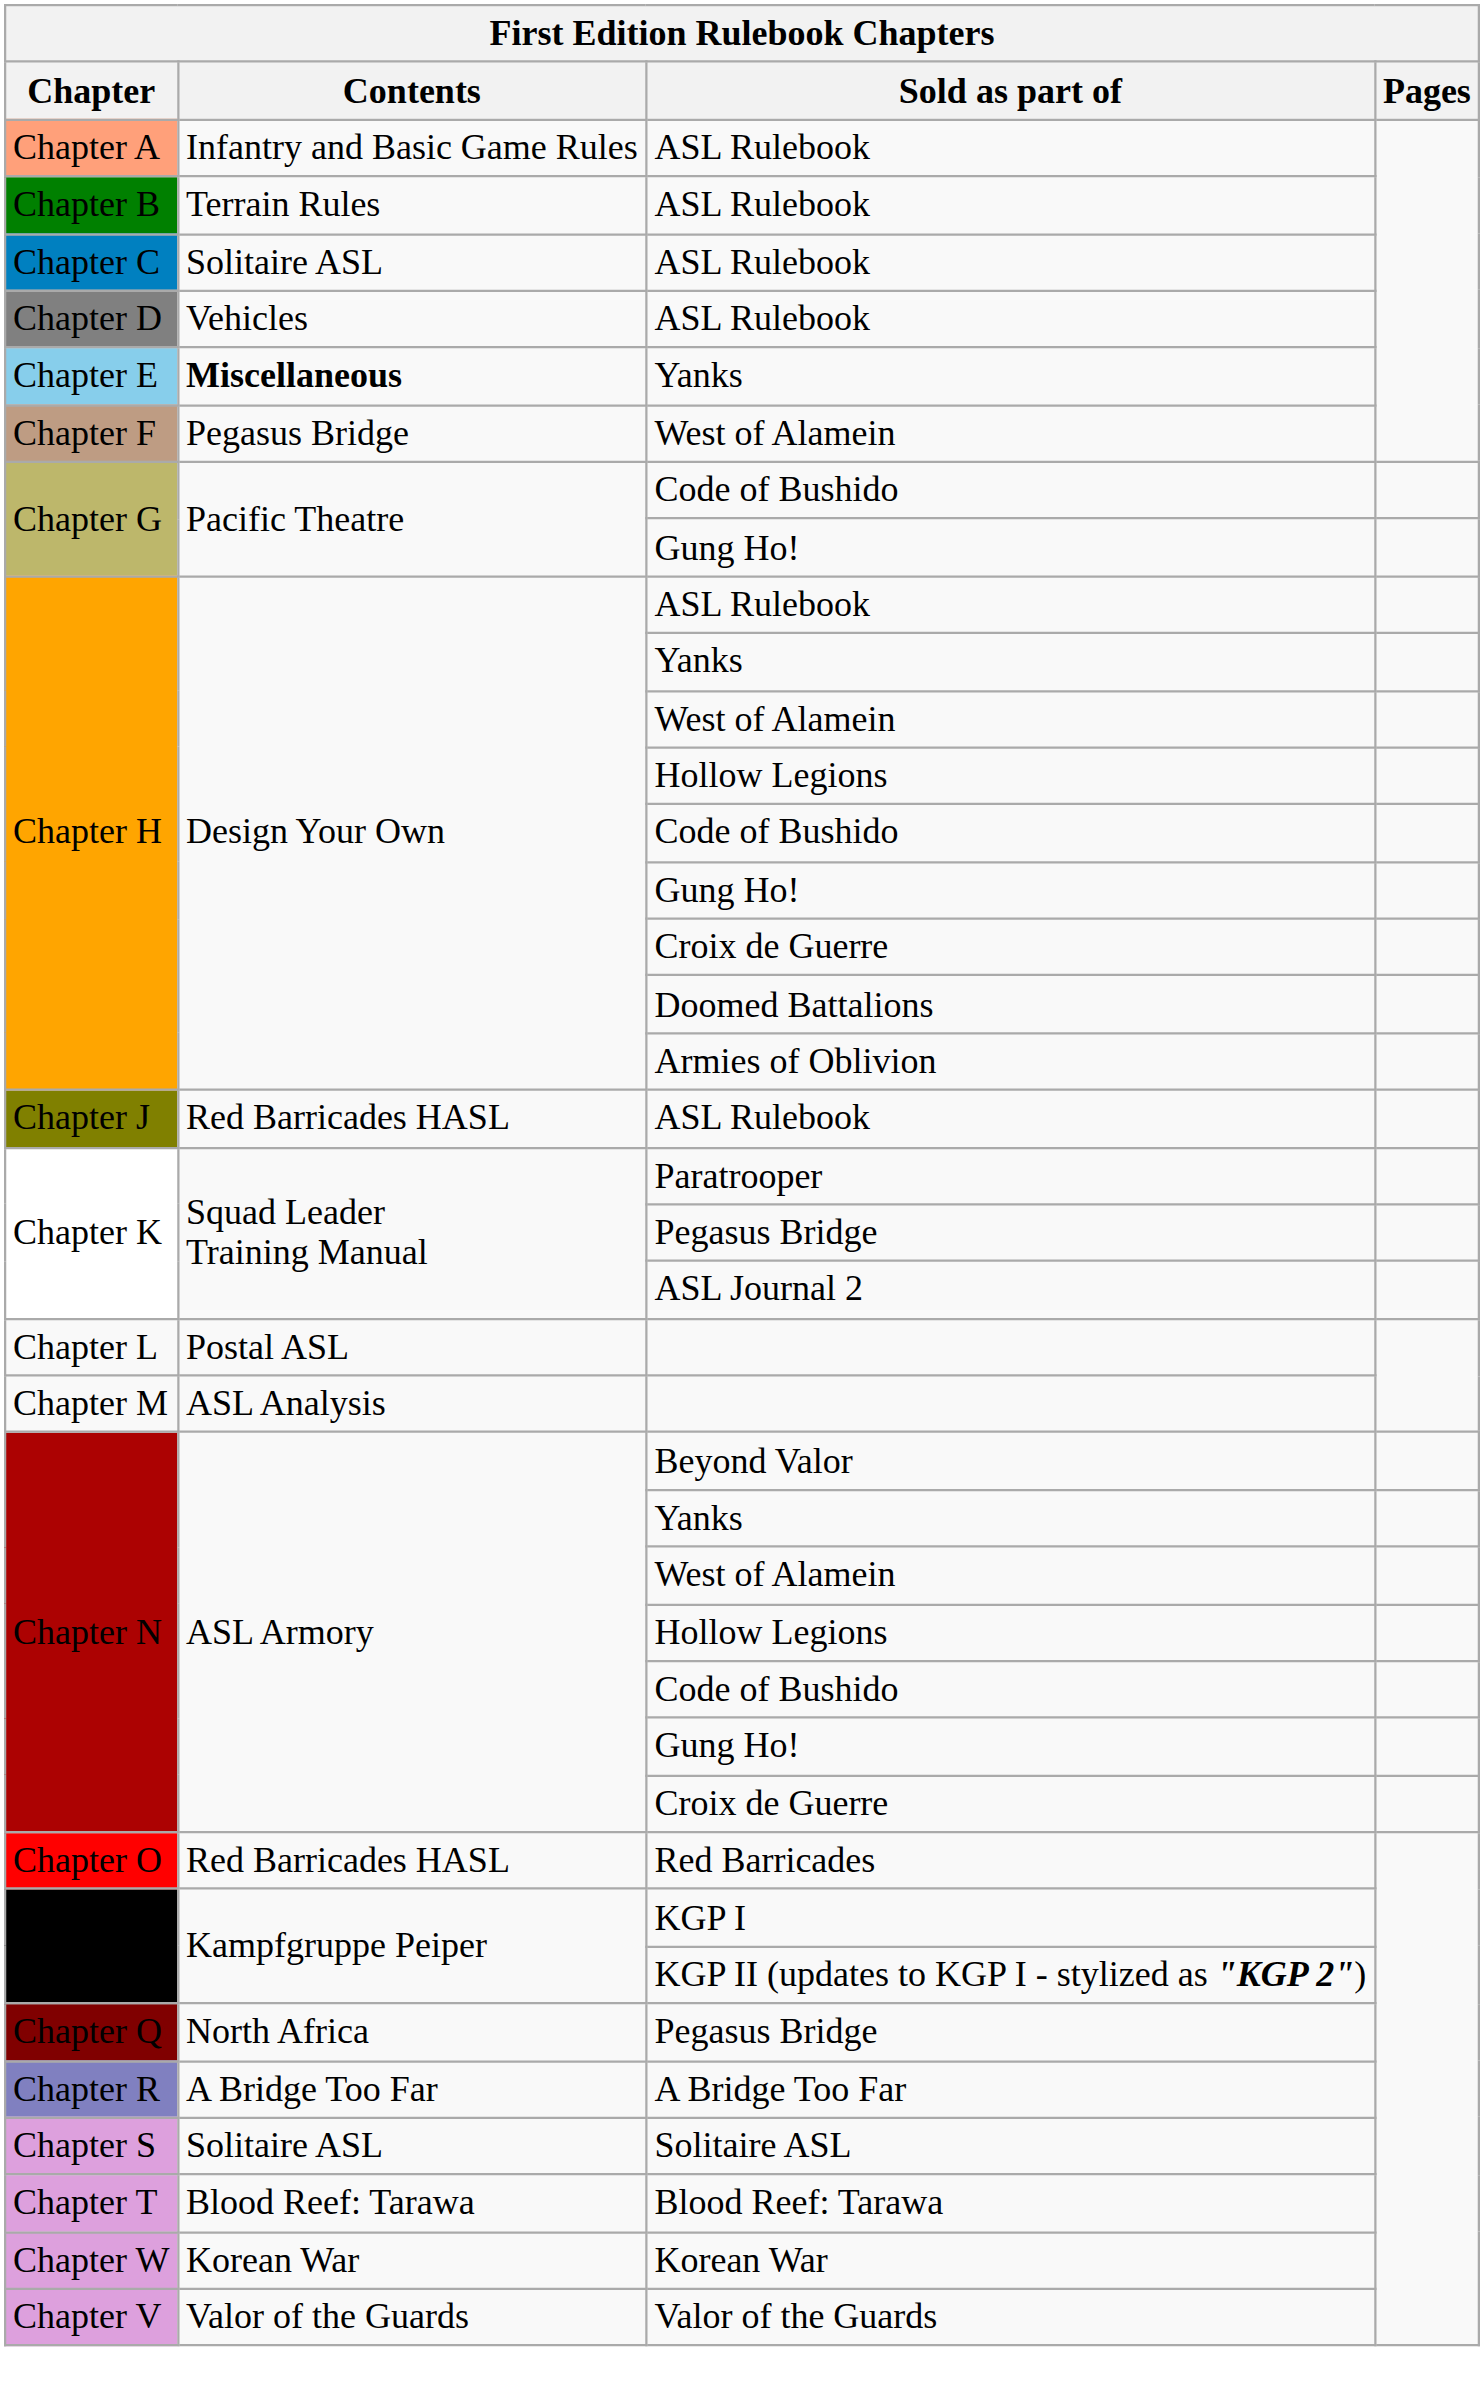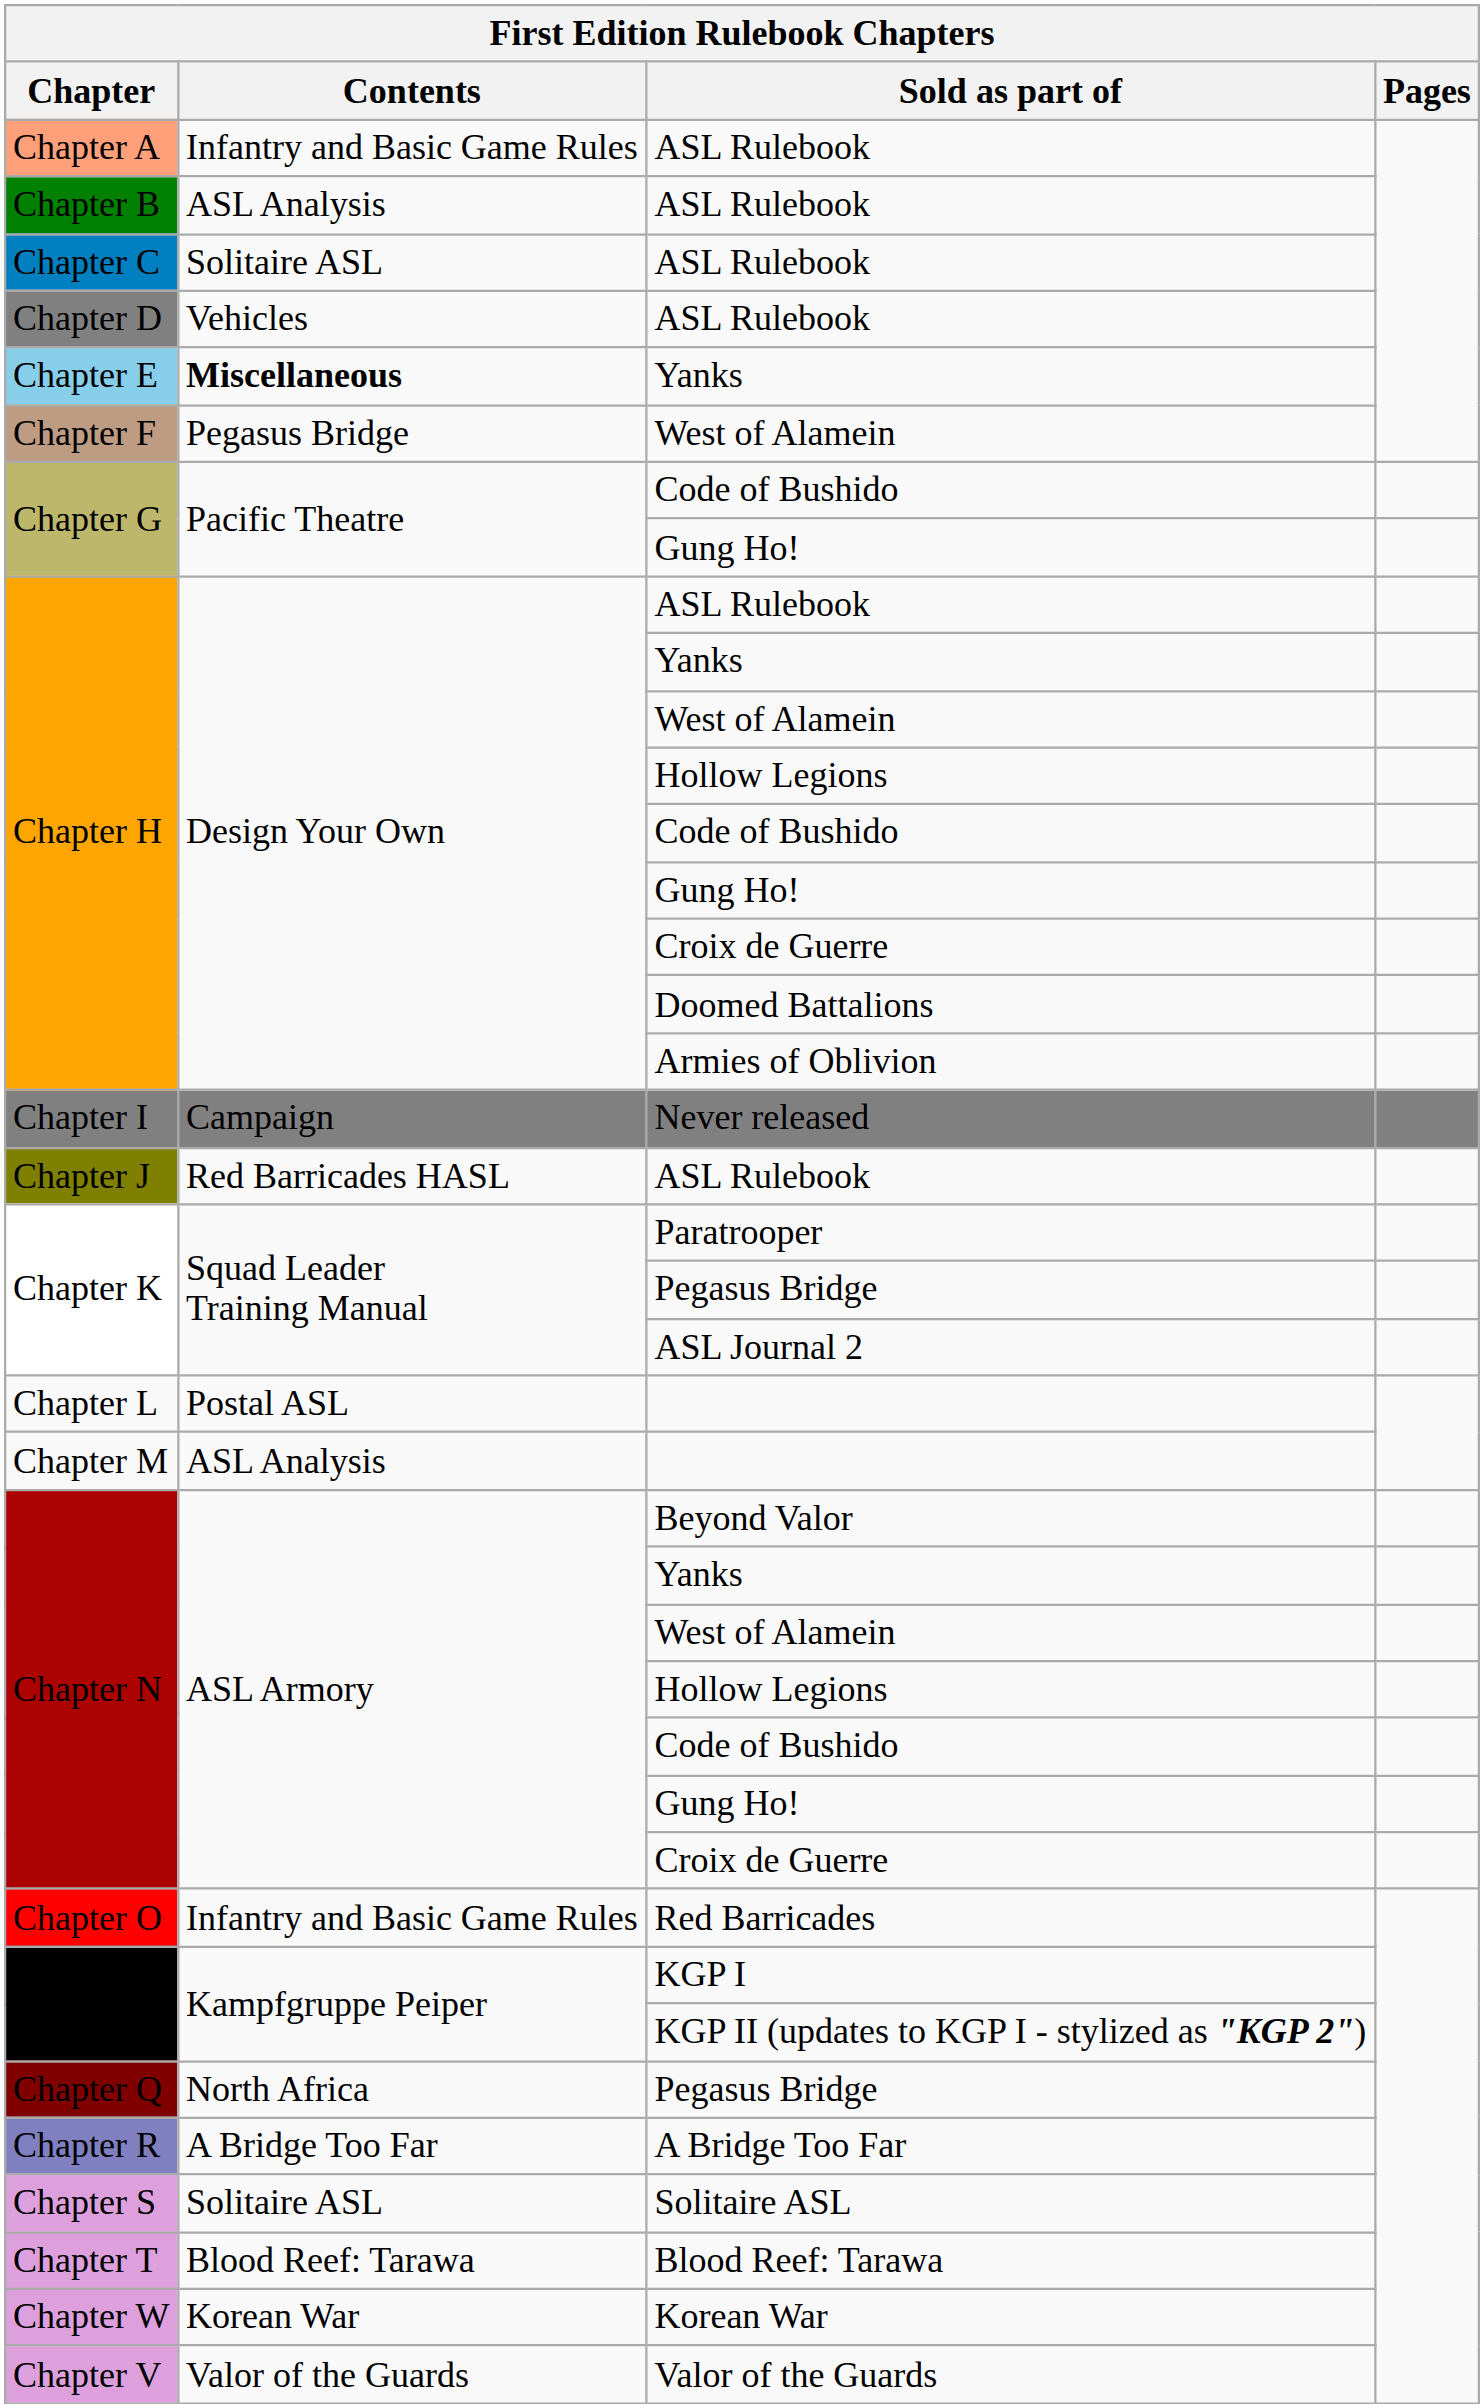(283, 204) Terrain Rules -> (286, 204) ASL Analysis
+ row: (81, 1117)
(348, 1860) Red Barricades HASL -> (412, 1917) Infantry and Basic Game Rules
